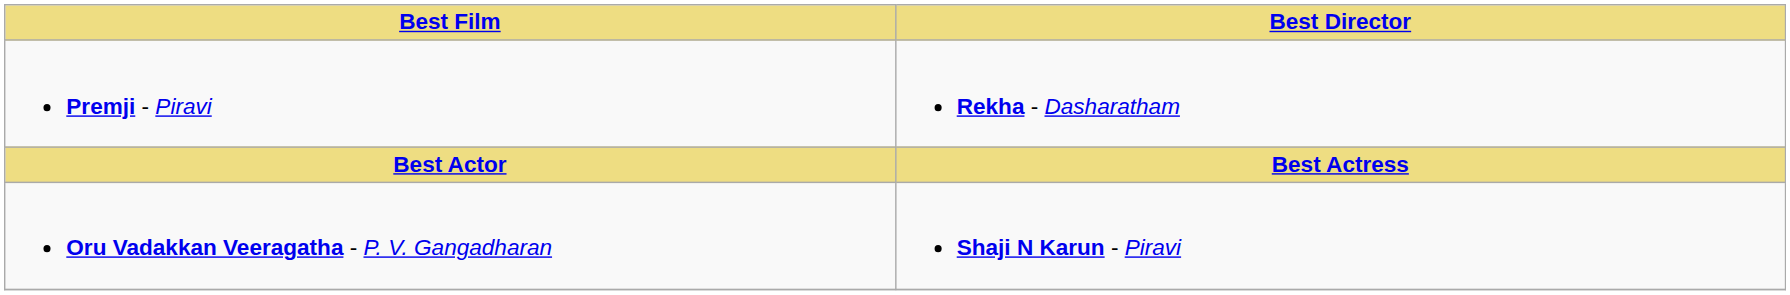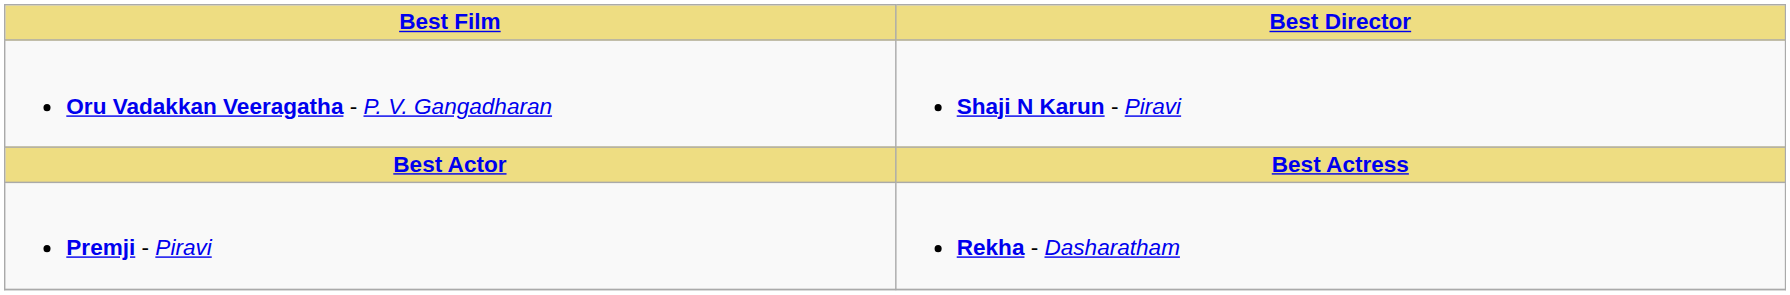rows swapped: (450, 248) <-> (450, 106)
